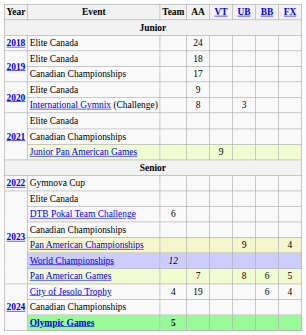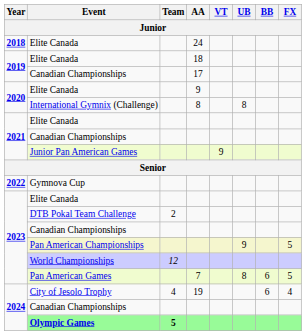(244, 105) 3 -> (244, 105) 8
(173, 214) 6 -> (173, 214) 2
(290, 245) 4 -> (290, 245) 5
